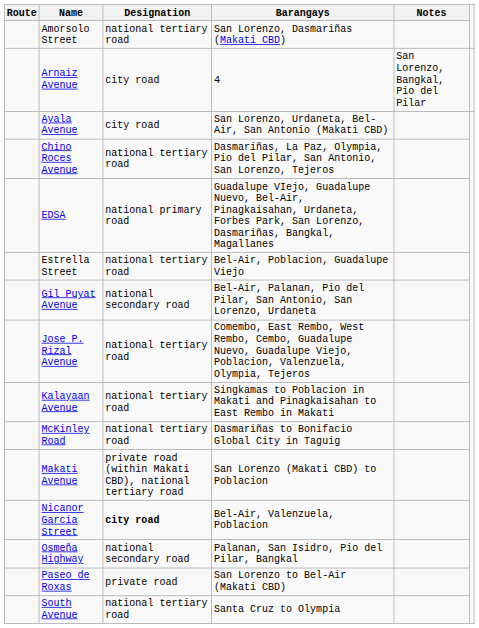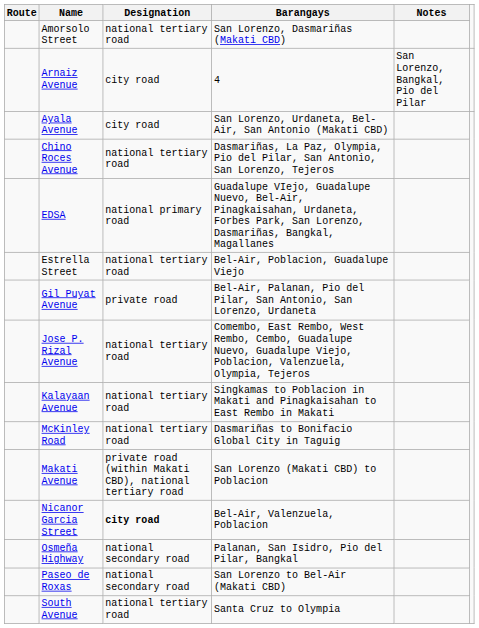(147, 300) national secondary road -> (141, 300) private road
(141, 582) private road -> (147, 582) national secondary road
